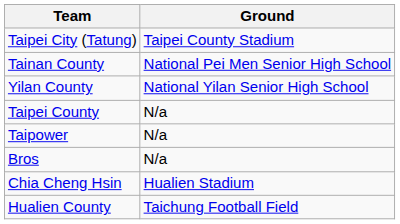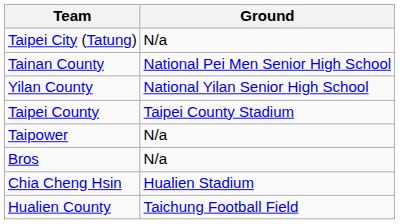(219, 40) Taipei County Stadium -> (155, 40) N/a
(155, 111) N/a -> (219, 111) Taipei County Stadium
